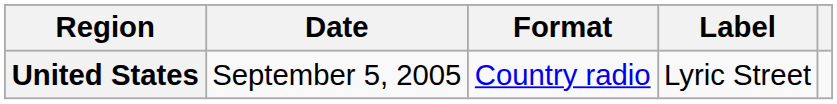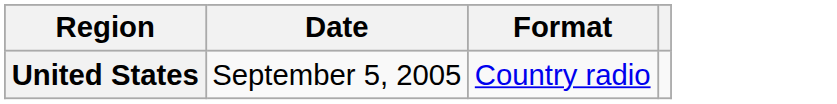- column: (738, 27)
